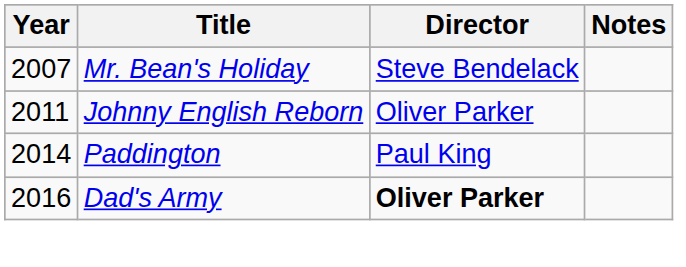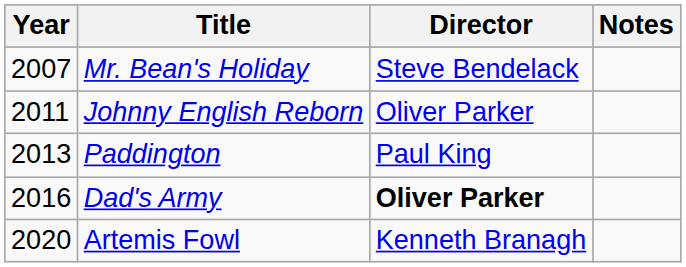(41, 154) 2014 -> (41, 154) 2013
+ row: (162, 240)
